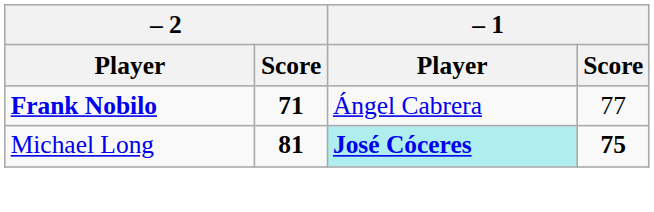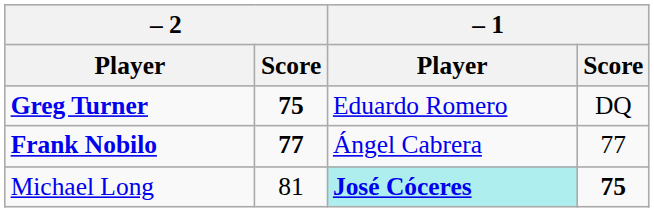+ row: (79, 105)
(291, 105) 71 -> (291, 145) 77
(291, 145) bold -> (291, 186) normal
